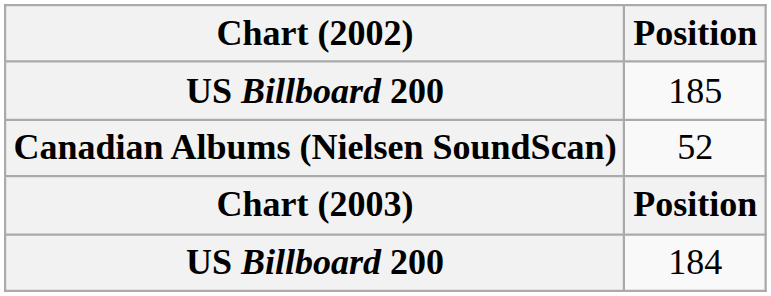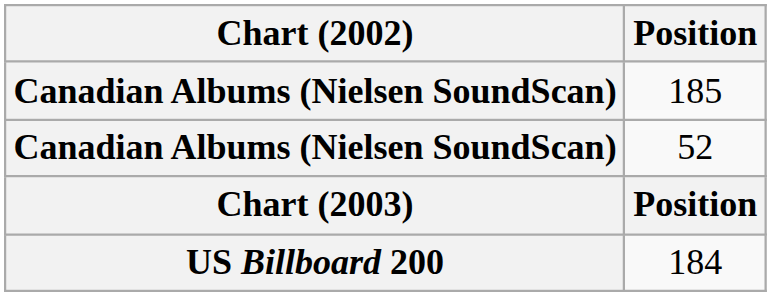(315, 90) US Billboard 200 -> (315, 90) Canadian Albums (Nielsen SoundScan)
